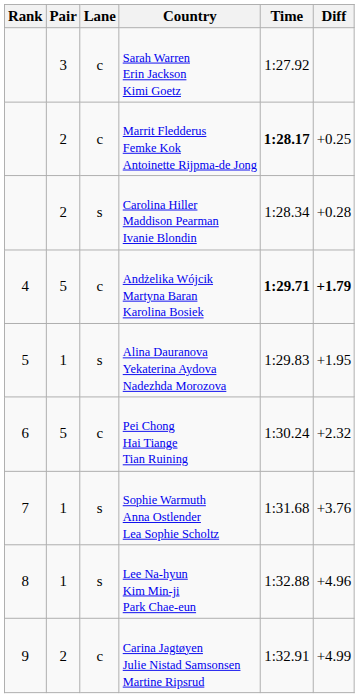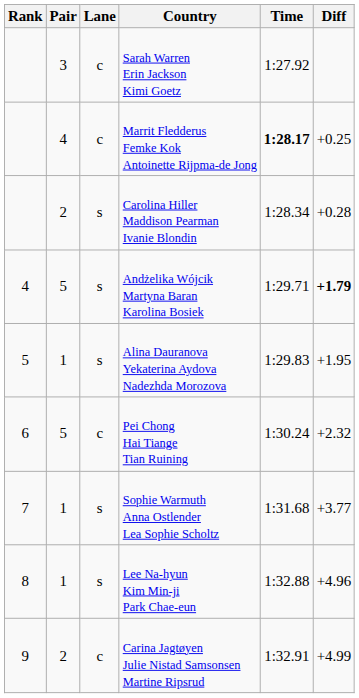(63, 138) 2 -> (63, 138) 4
(100, 286) c -> (100, 286) s
(287, 286) bold -> (287, 286) normal
(334, 507) +3.76 -> (334, 507) +3.77
